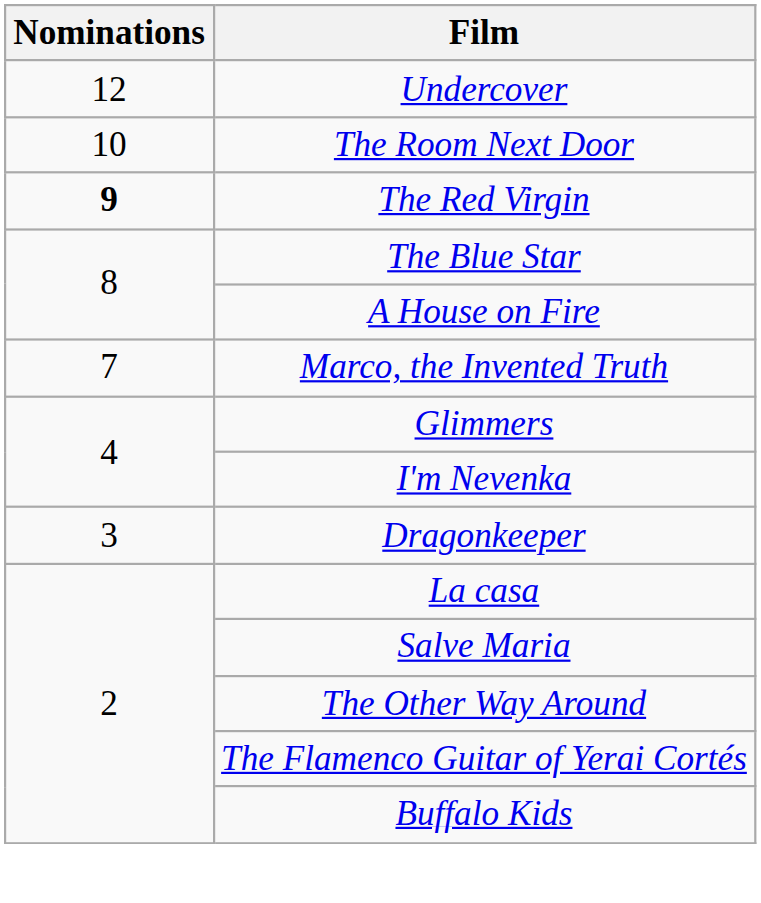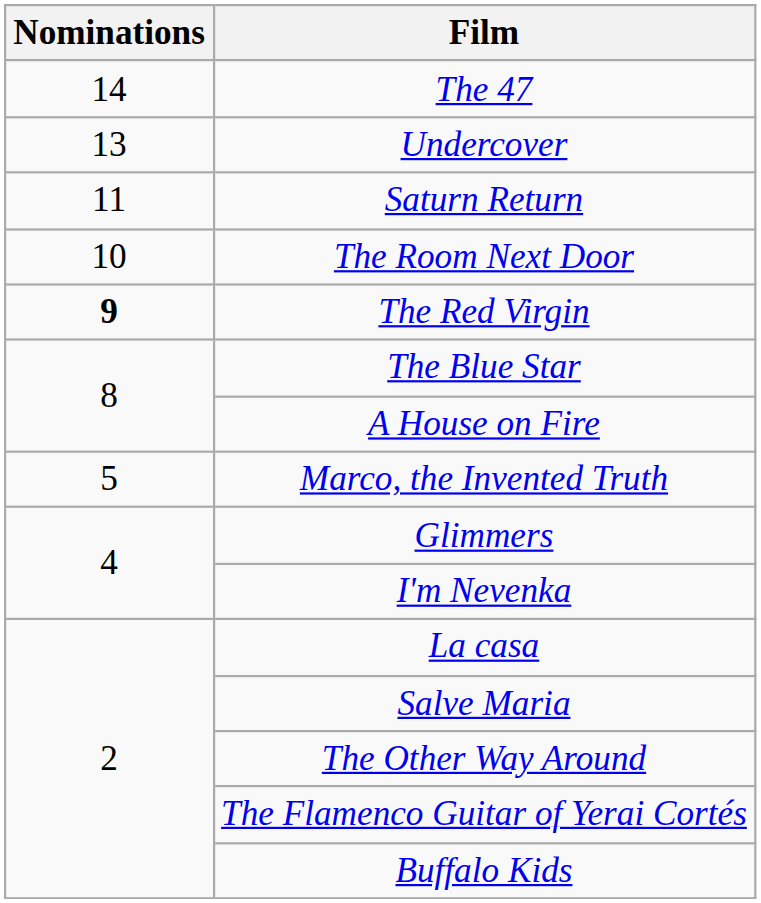+ row: (484, 88)
(109, 88) 12 -> (109, 144) 13
+ row: (484, 199)
(109, 367) 7 -> (109, 479) 5
- row: (484, 534)
